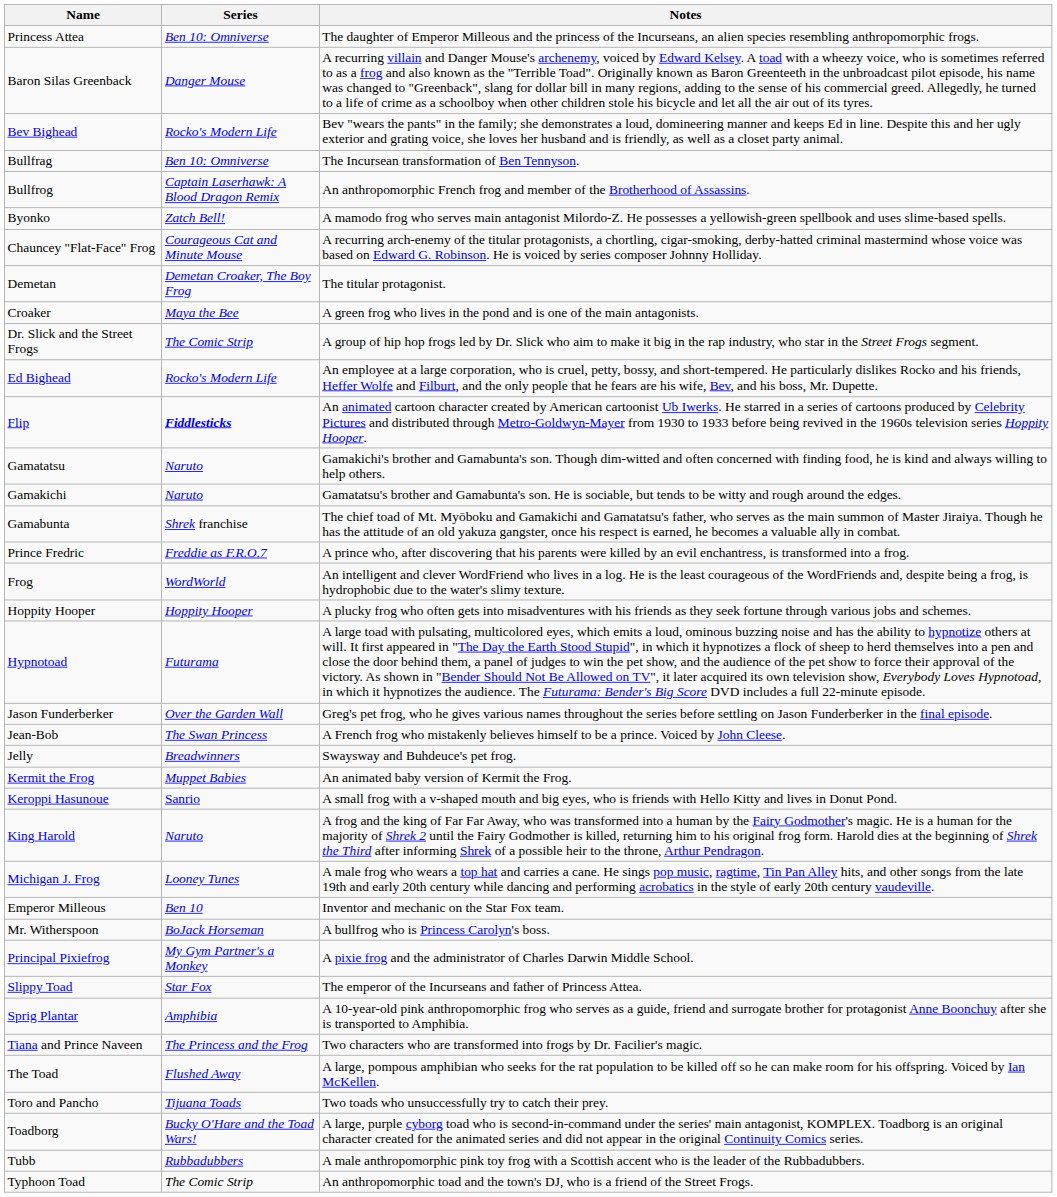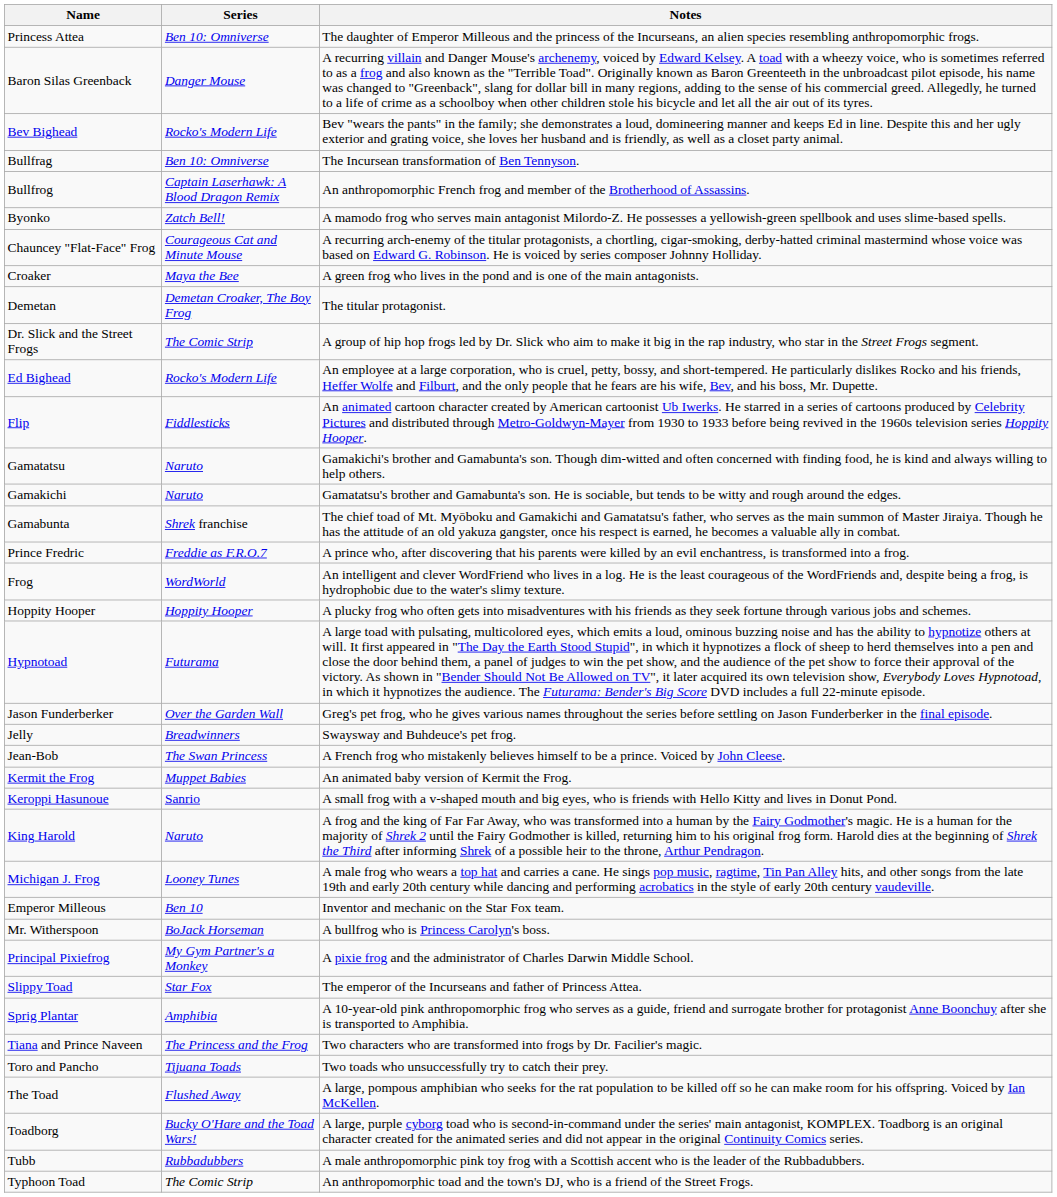rows swapped: (29, 312) <-> (32, 283)
(198, 422) bold -> (197, 422) normal
rows swapped: (33, 734) <-> (20, 756)
rows swapped: (33, 1073) <-> (53, 1102)
